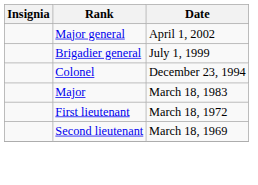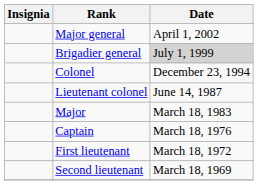(179, 53) no background -> (183, 53) lightgrey background
+ row: (101, 92)
+ row: (75, 131)
